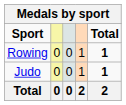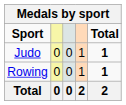rows swapped: (27, 72) <-> (27, 53)
